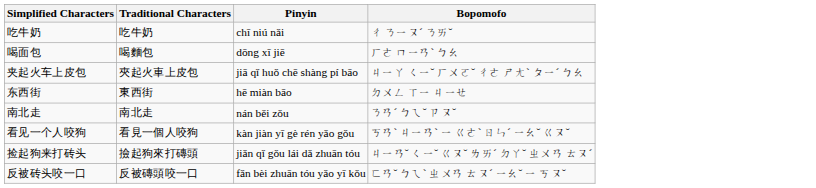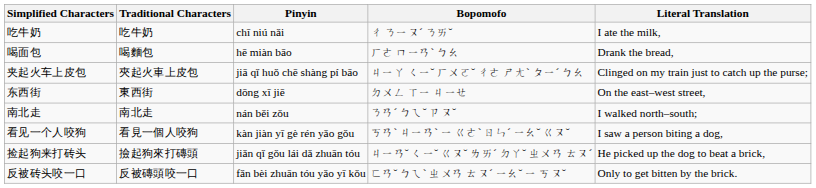+ column: (703, 13)
(261, 52) dōng xī jiē -> (264, 52) hē miàn bāo
(264, 93) hē miàn bāo -> (261, 93) dōng xī jiē
